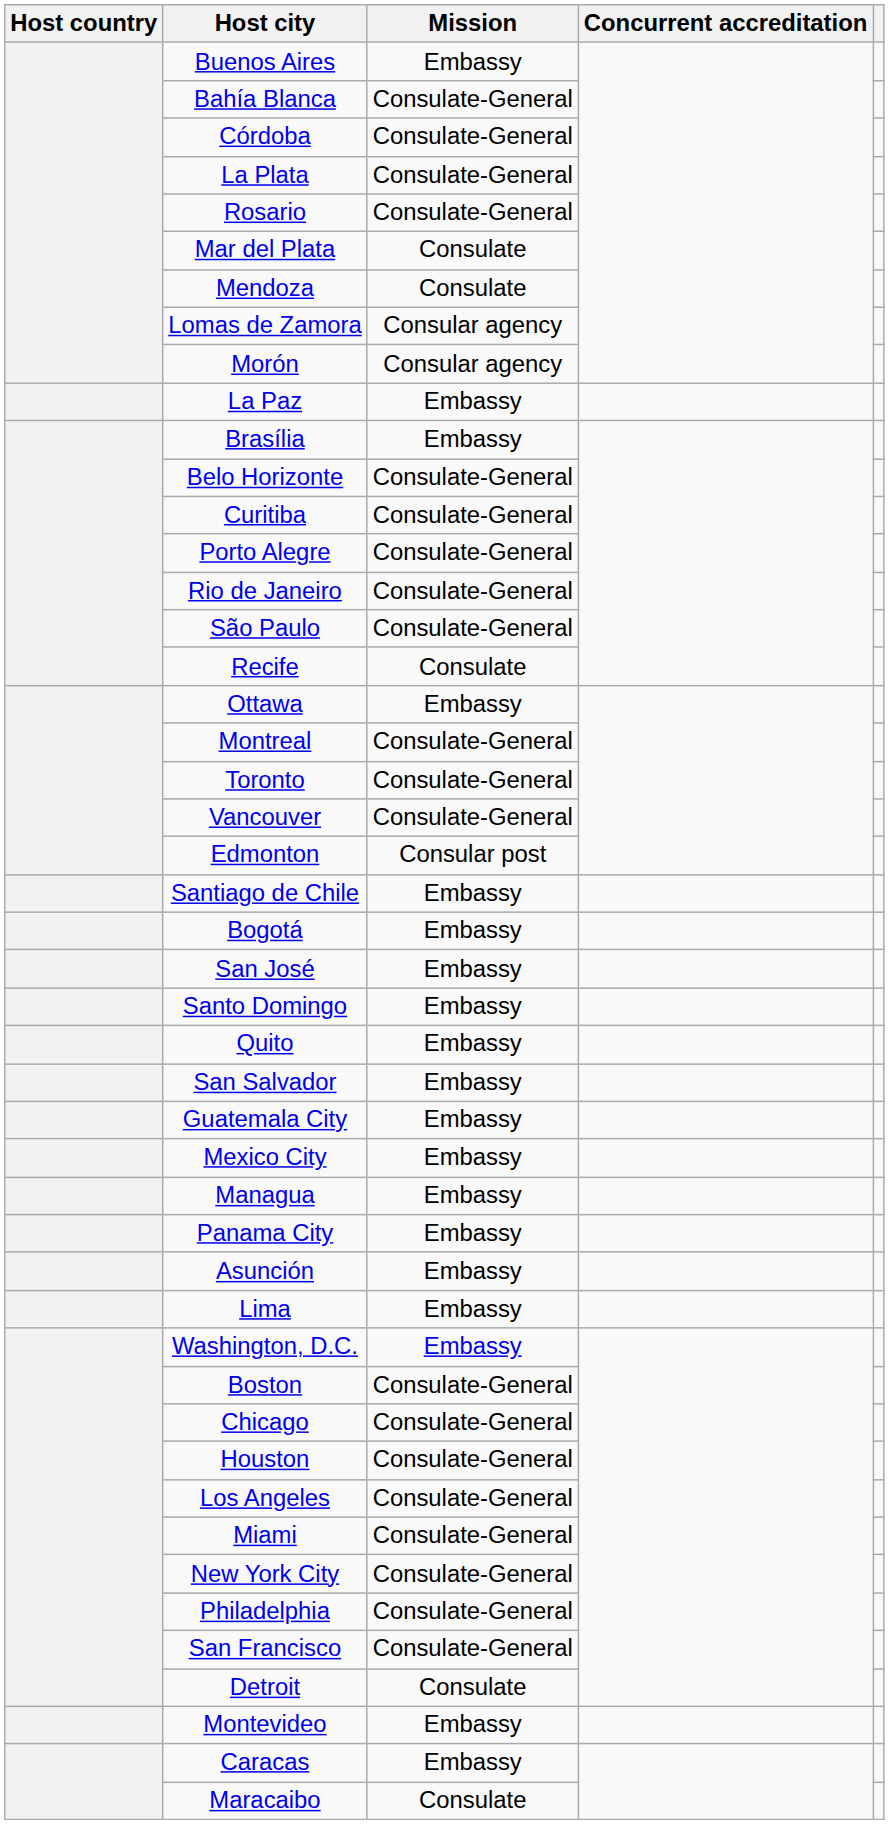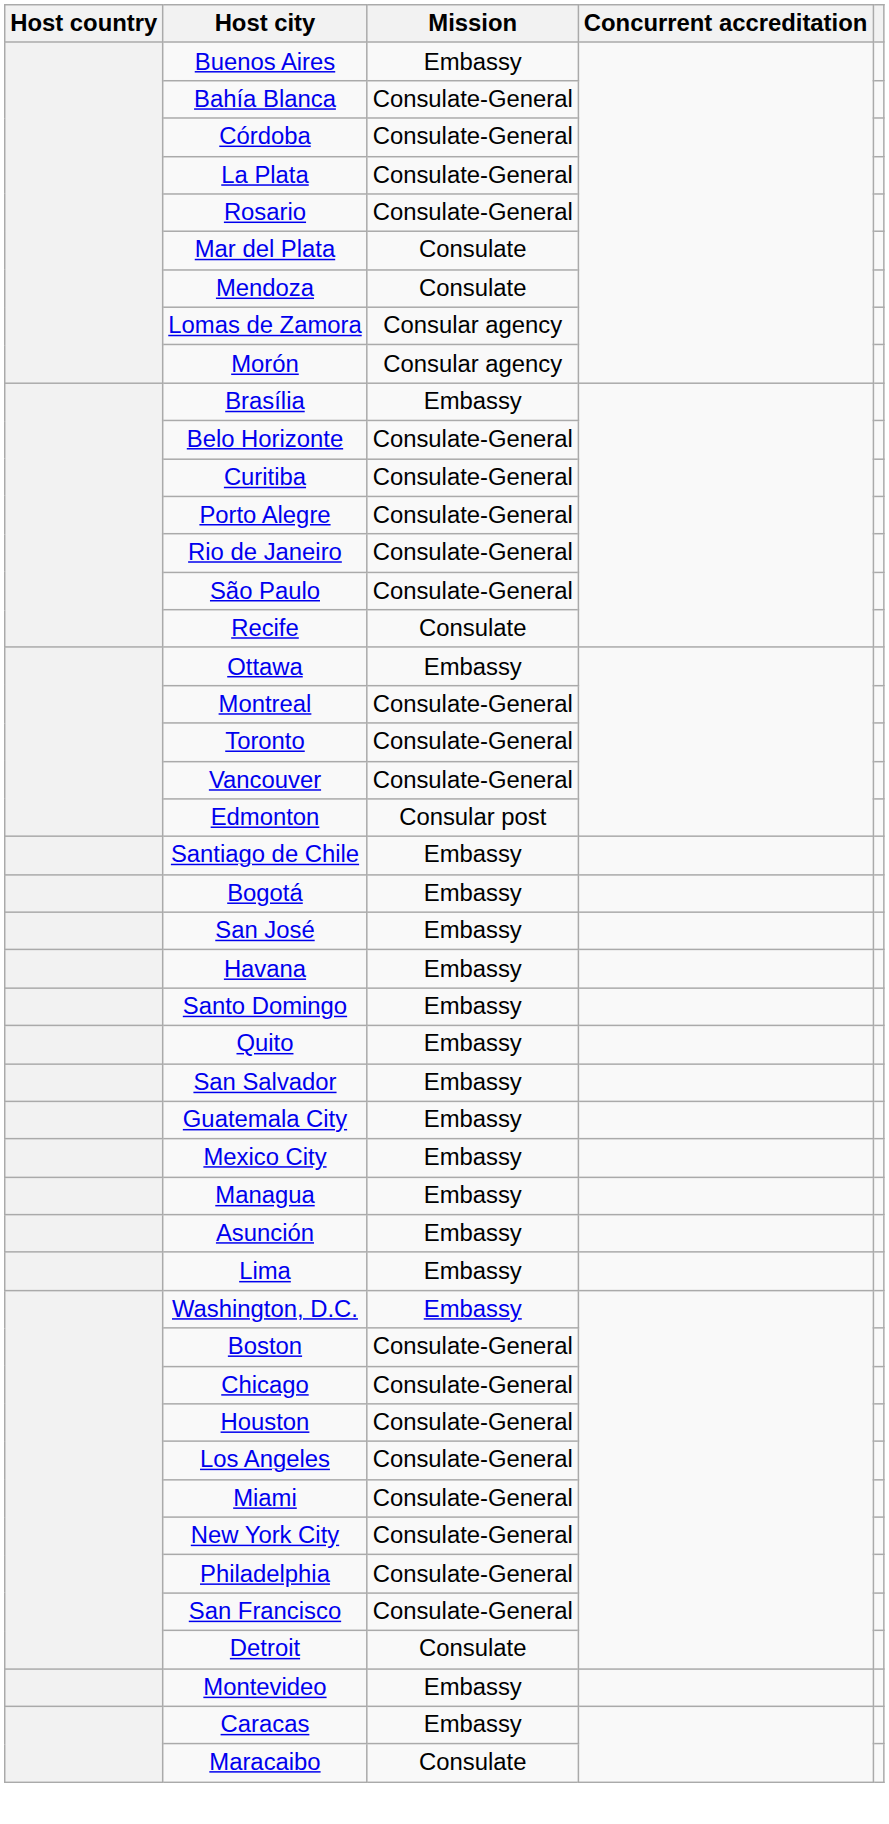- row: (265, 401)
+ row: (265, 968)
- row: (265, 1233)
